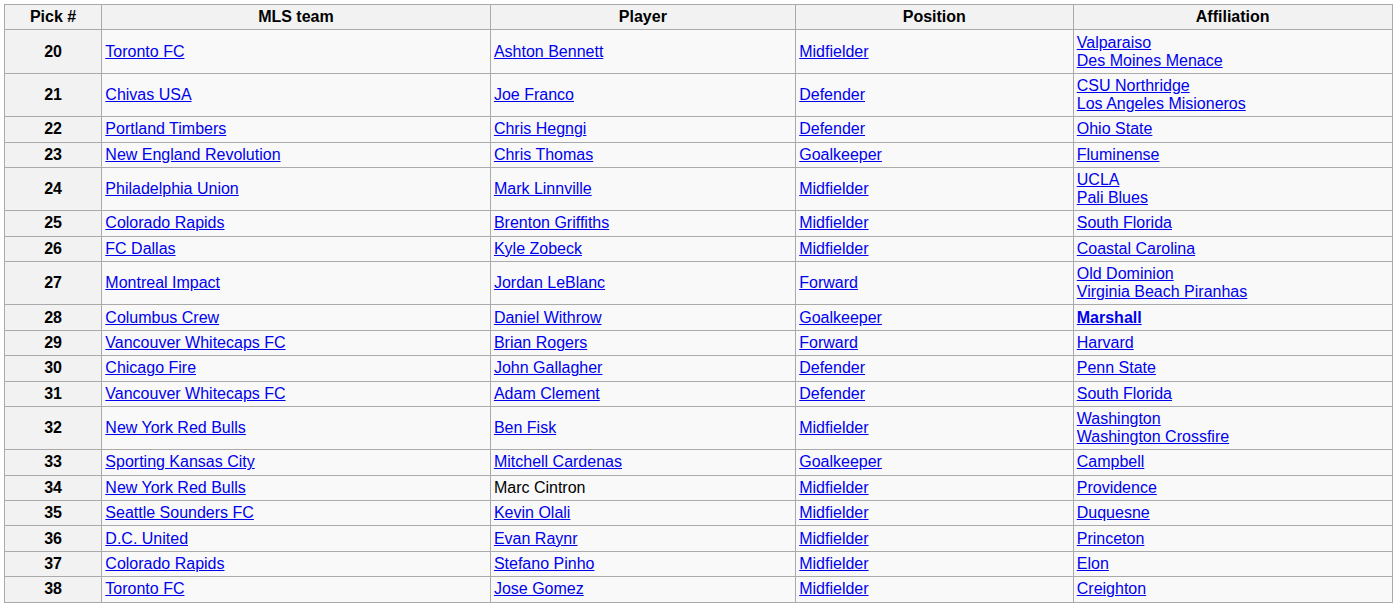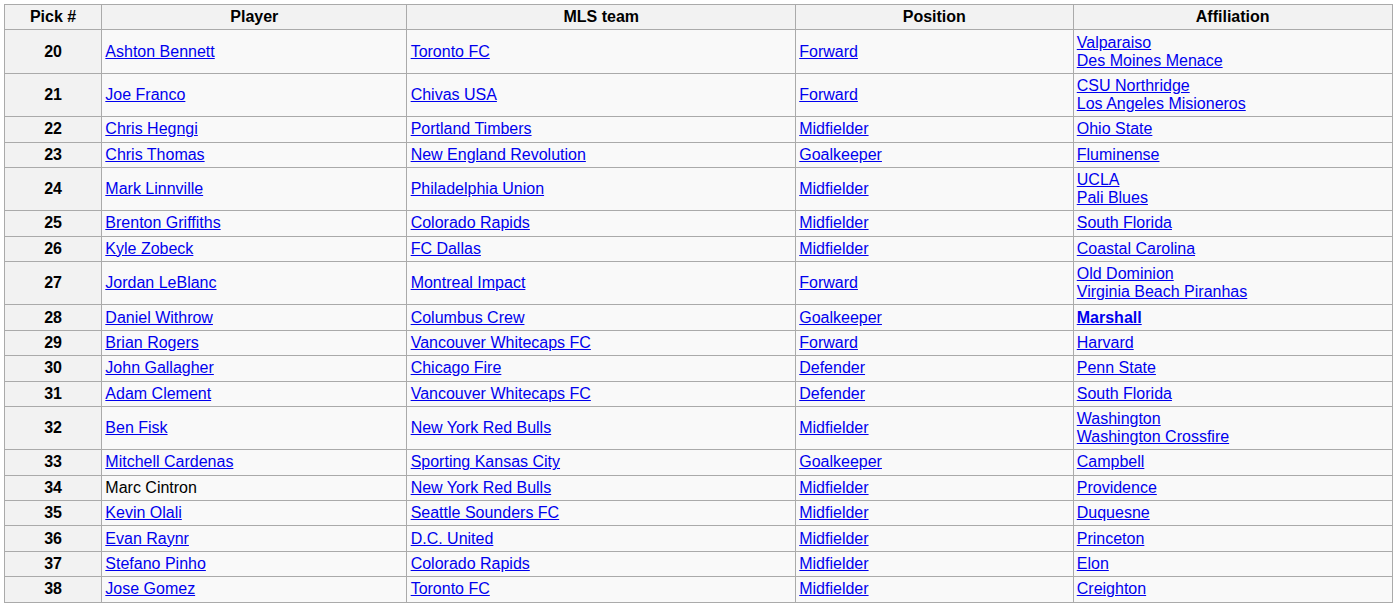columns swapped: (296, 17) <-> (643, 17)
(834, 51) Midfielder -> (829, 51) Forward
(832, 94) Defender -> (829, 94) Forward
(832, 129) Defender -> (834, 129) Midfielder
